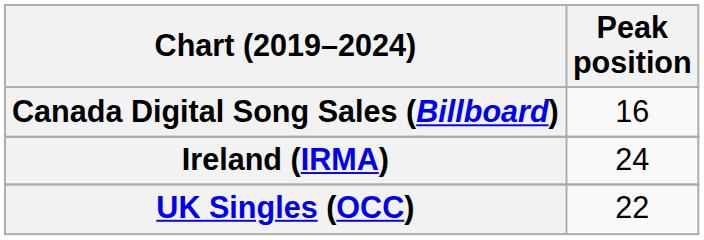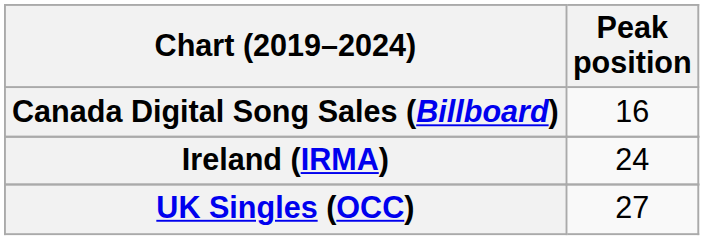(632, 208) 22 -> (632, 208) 27
